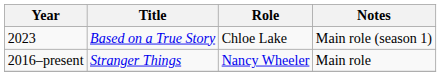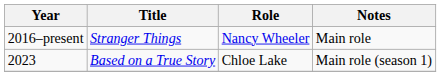rows swapped: (46, 60) <-> (22, 37)
